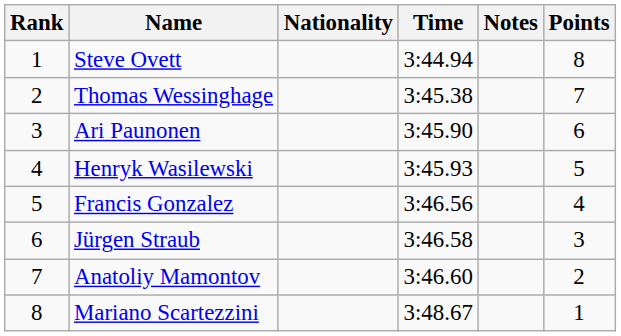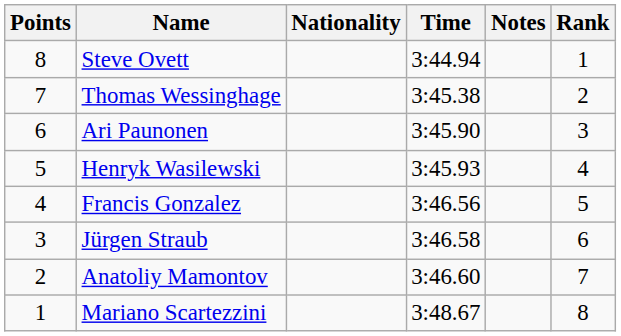columns swapped: (37, 22) <-> (579, 22)
